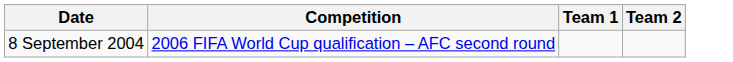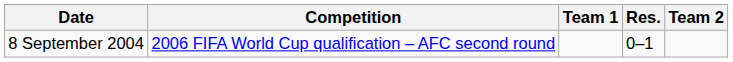+ column: (643, 17)
